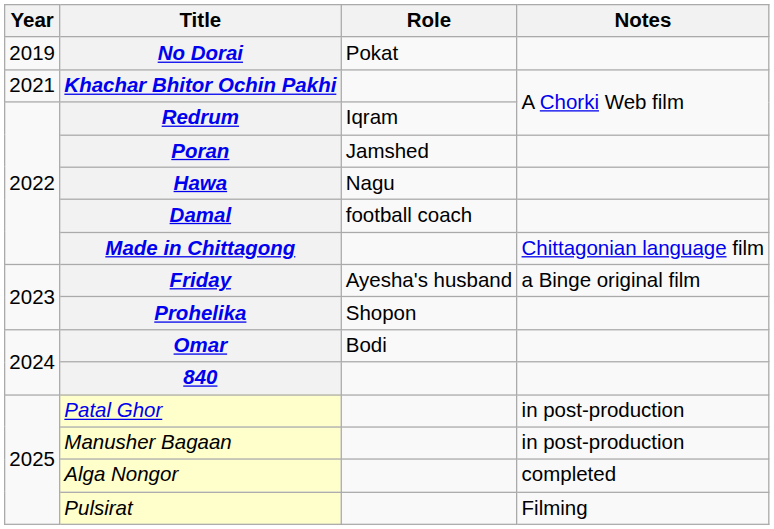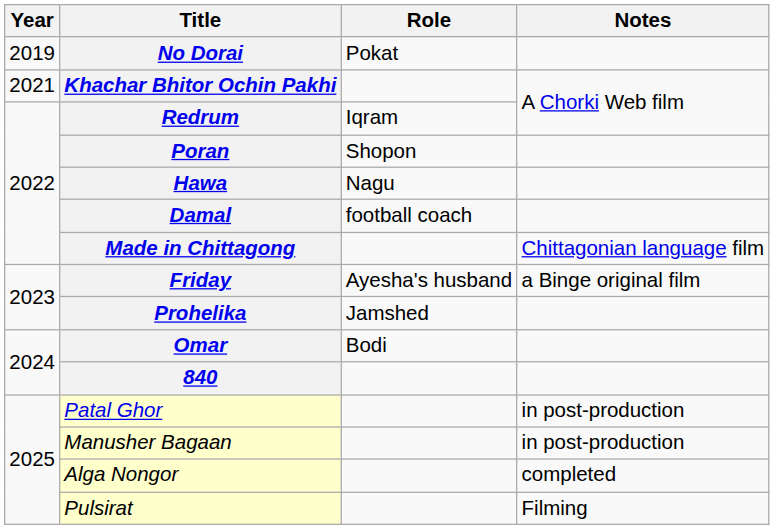(387, 150) Jamshed -> (381, 150) Shopon
(381, 313) Shopon -> (387, 313) Jamshed
